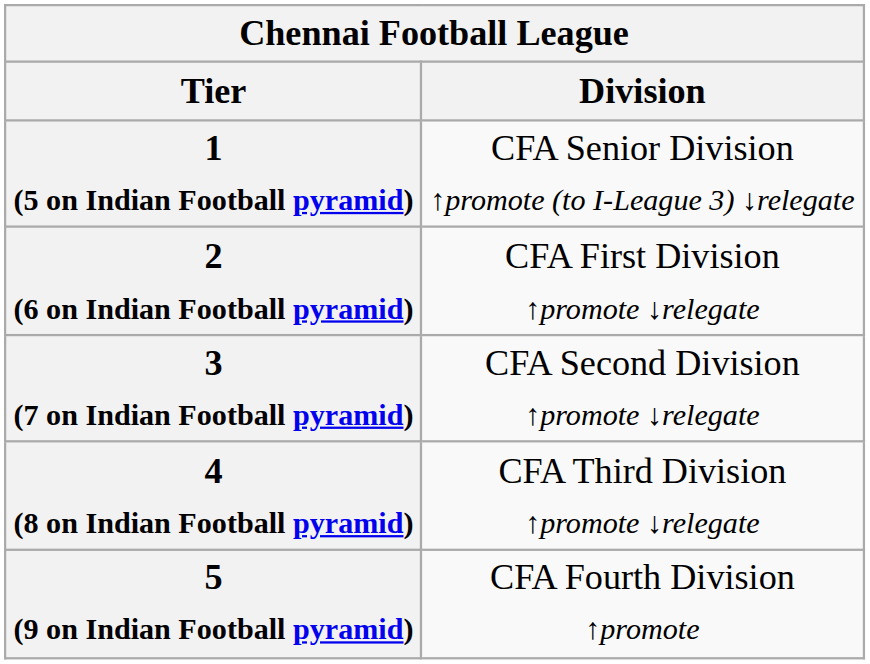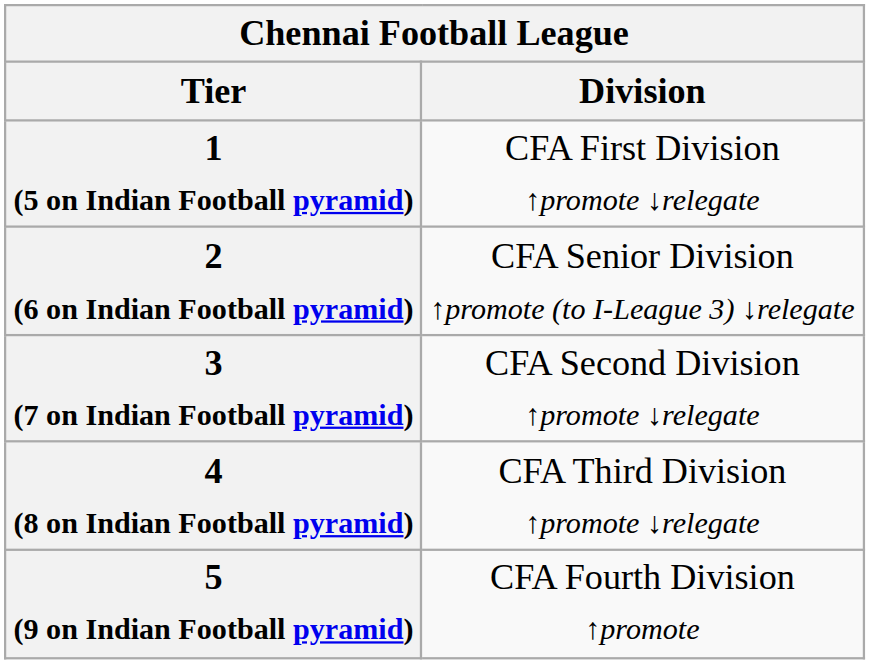(642, 172) CFA Senior Division ↑promote (to I-League 3) ↓relegate -> (642, 172) CFA First Division ↑promote ↓relegate
(642, 280) CFA First Division ↑promote ↓relegate -> (642, 280) CFA Senior Division ↑promote (to I-League 3) ↓relegate
